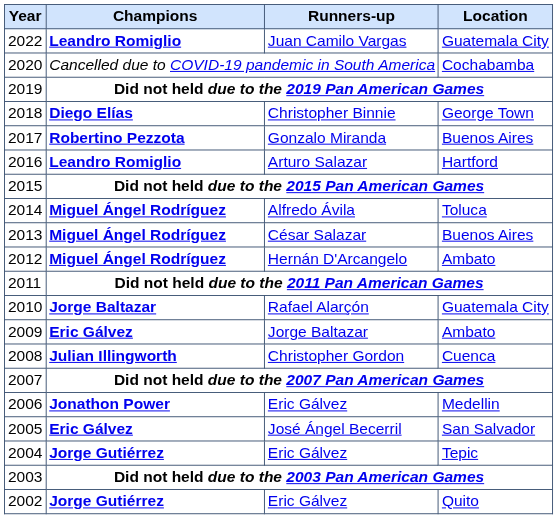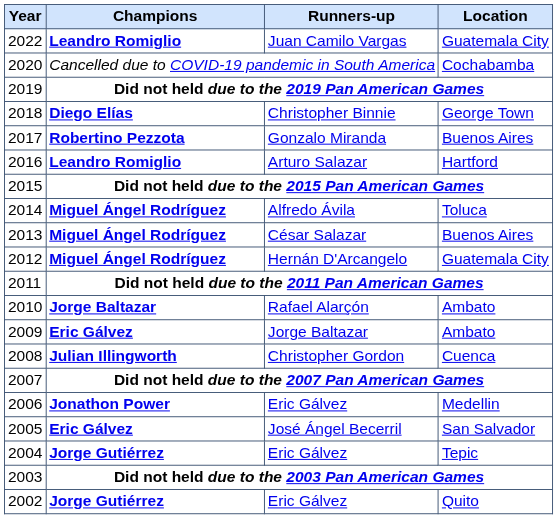(469, 259) Ambato -> (495, 259) Guatemala City
(495, 307) Guatemala City -> (469, 307) Ambato
